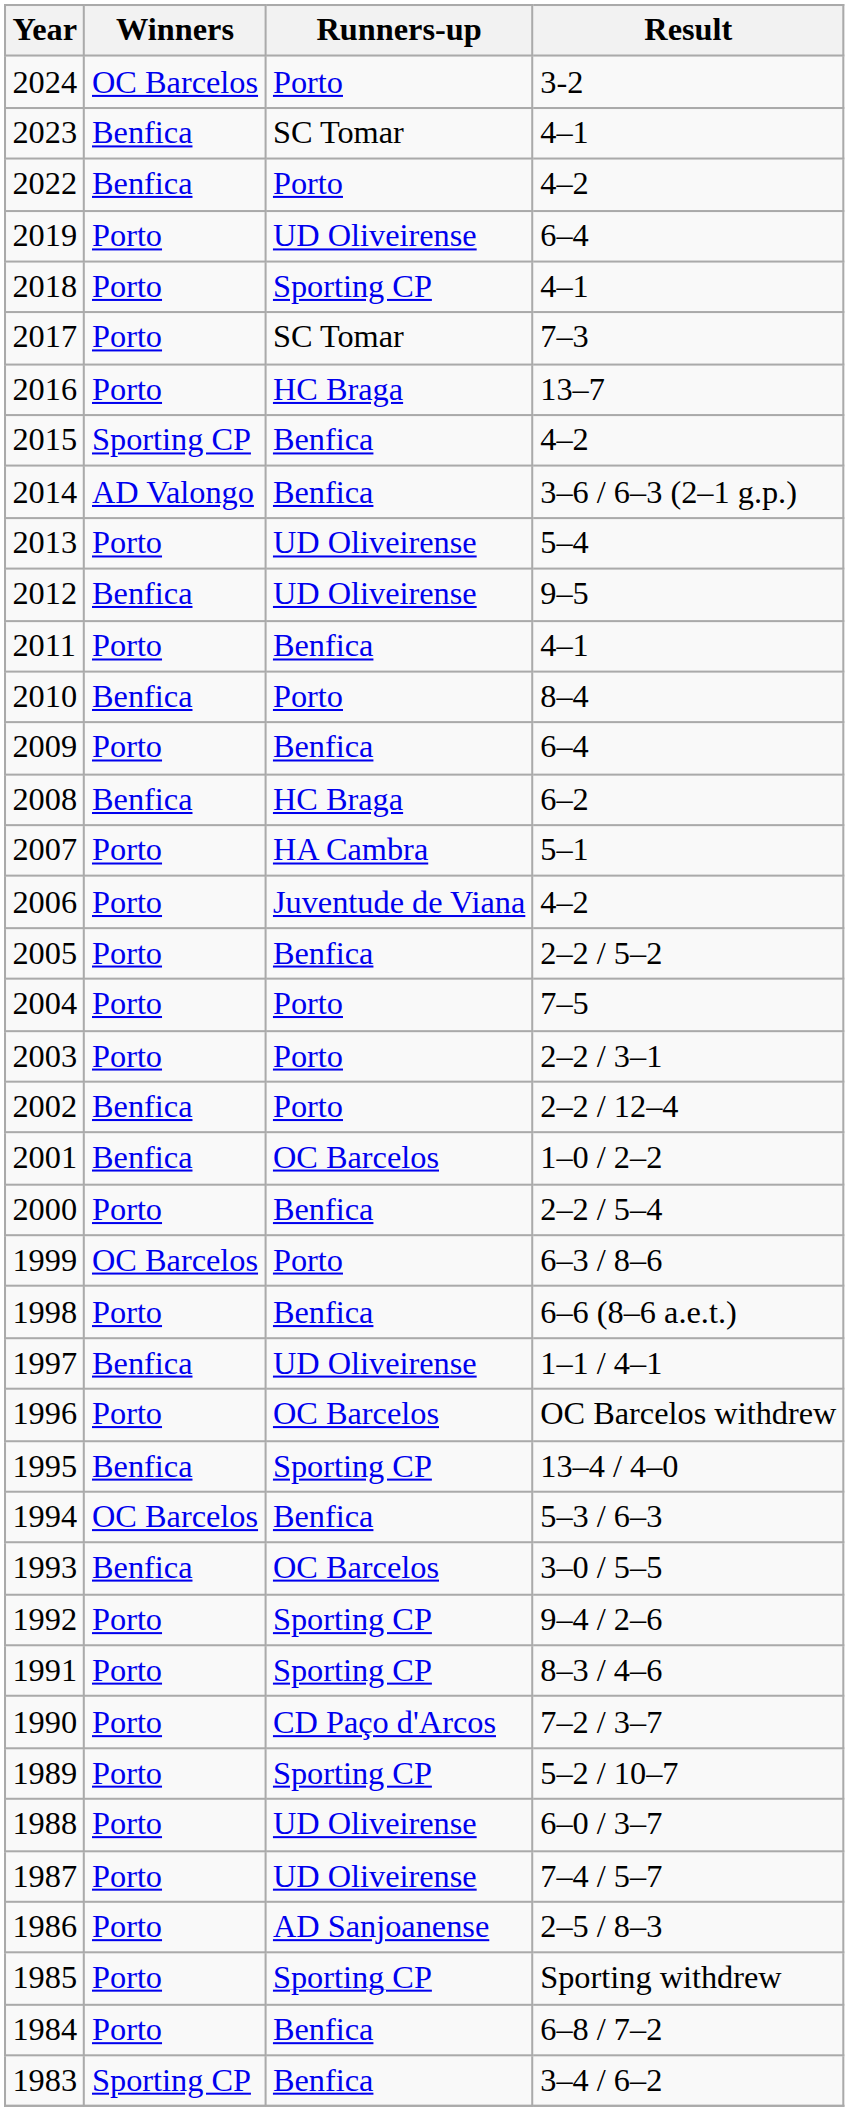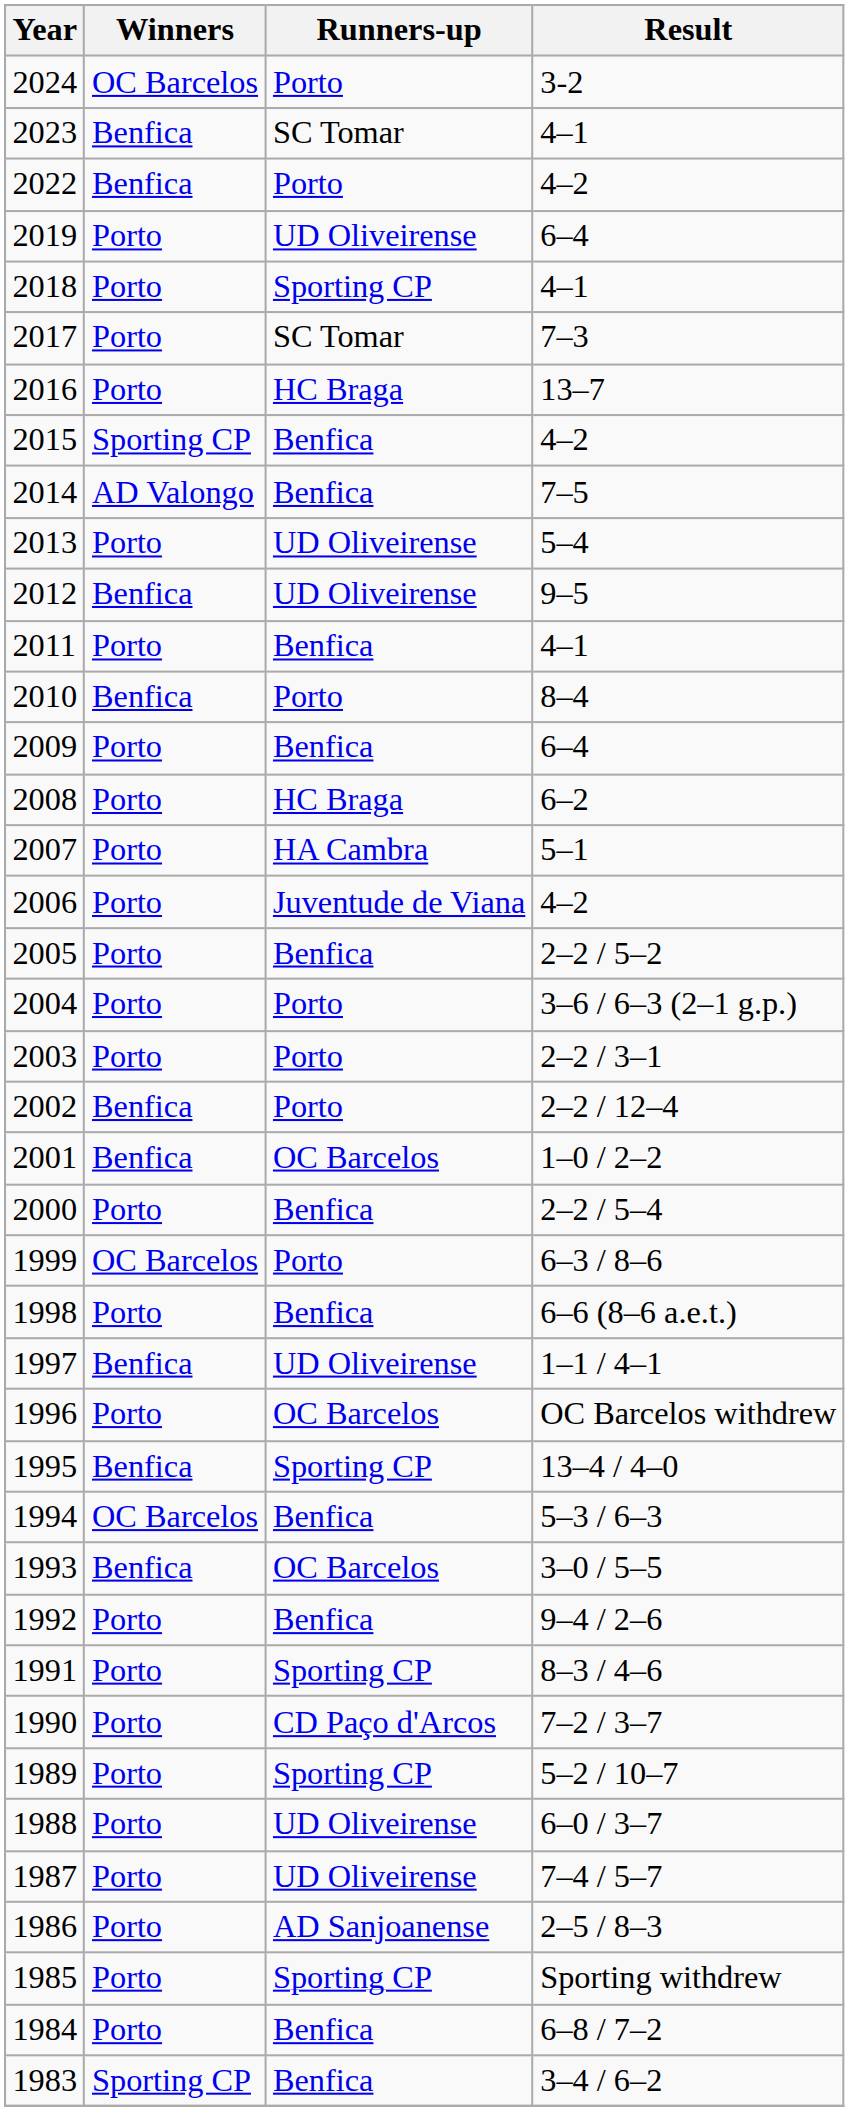(669, 491) 3–6 / 6–3 (2–1 g.p.) -> (564, 491) 7–5
(142, 798) Benfica -> (127, 798) Porto
(564, 1004) 7–5 -> (669, 1004) 3–6 / 6–3 (2–1 g.p.)
(352, 1619) Sporting CP -> (323, 1619) Benfica
